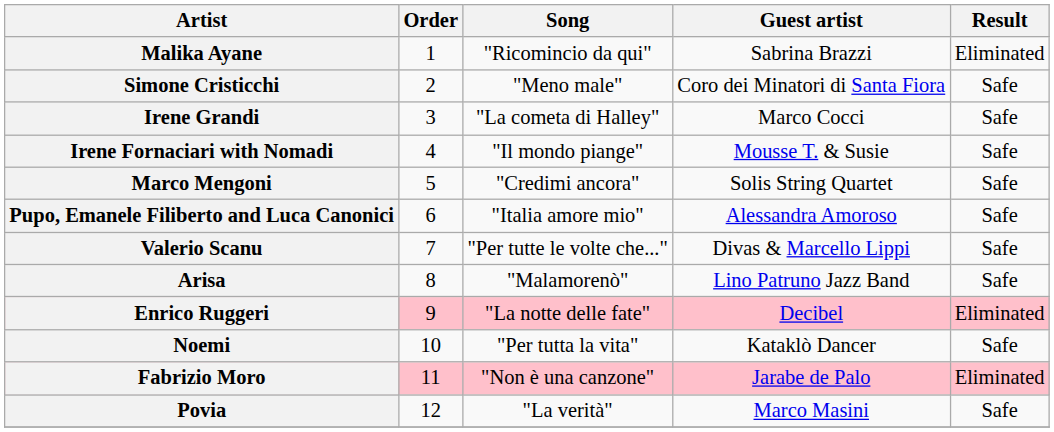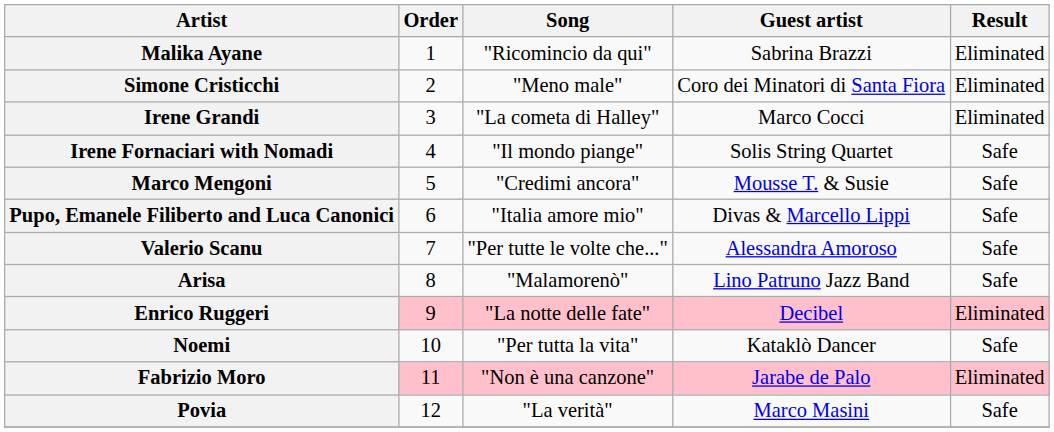(1000, 85) Safe -> (1000, 85) Eliminated
(1000, 118) Safe -> (1000, 118) Eliminated
(811, 150) Mousse T. & Susie -> (811, 150) Solis String Quartet
(811, 183) Solis String Quartet -> (811, 183) Mousse T. & Susie
(811, 215) Alessandra Amoroso -> (811, 215) Divas & Marcello Lippi
(811, 248) Divas & Marcello Lippi -> (811, 248) Alessandra Amoroso
